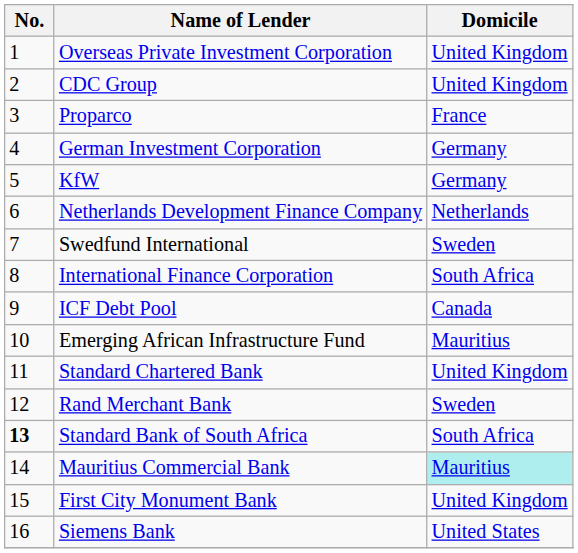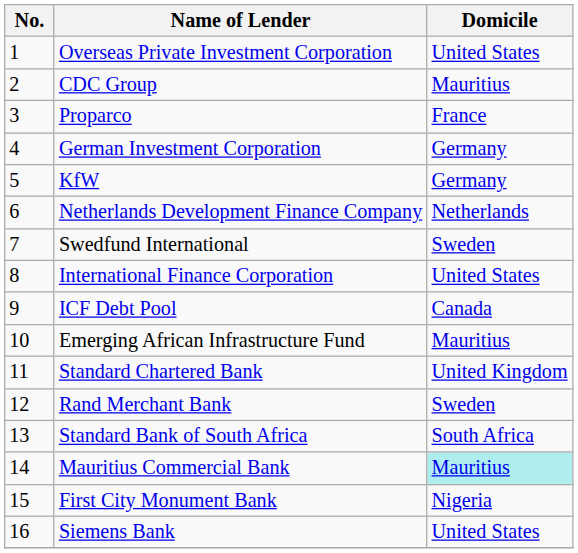(500, 52) United Kingdom -> (486, 52) United States
(500, 84) United Kingdom -> (471, 84) Mauritius
(483, 276) South Africa -> (491, 276) United States
(19, 436) bold -> (19, 436) normal
(500, 500) United Kingdom -> (462, 500) Nigeria
